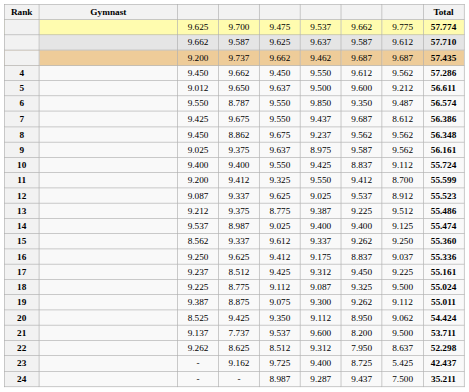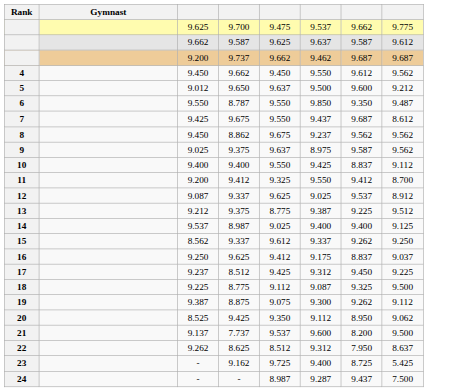- column: (444, 12)
